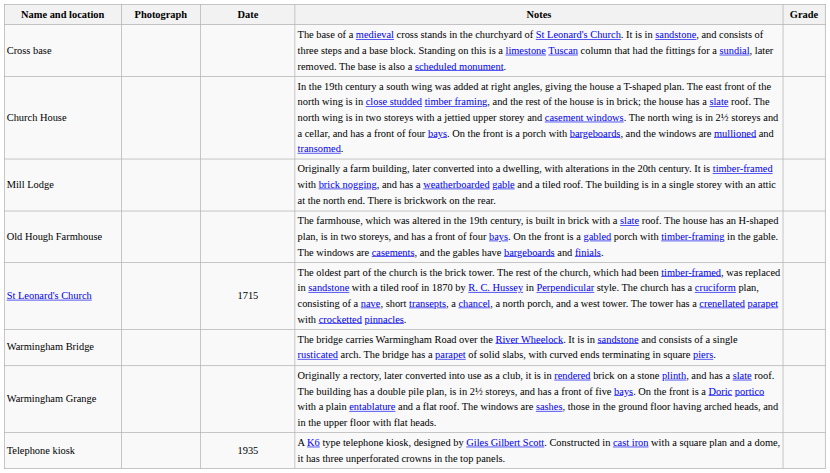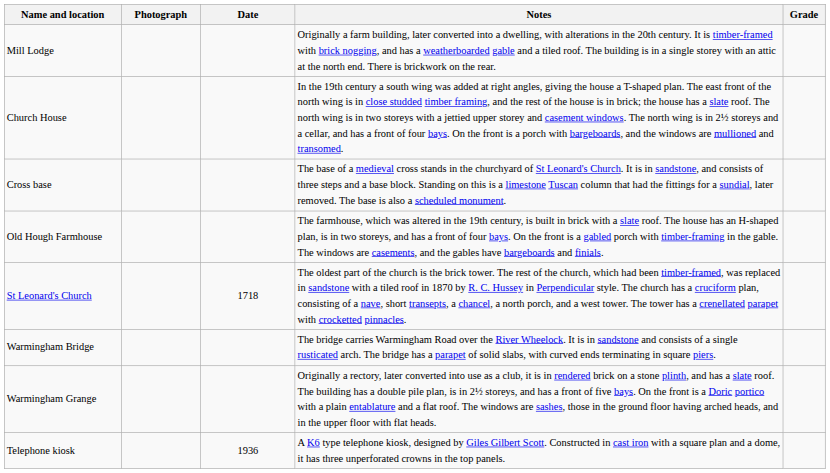rows swapped: (29, 50) <-> (30, 185)
(248, 296) 1715 -> (248, 296) 1718
(248, 450) 1935 -> (248, 450) 1936
